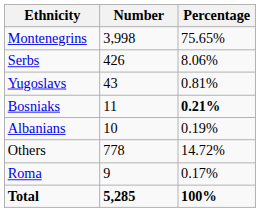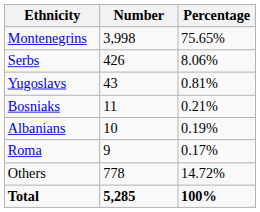(201, 106) bold -> (199, 106) normal
rows swapped: (25, 173) <-> (27, 151)
